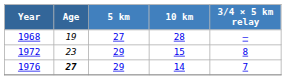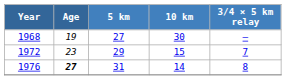(179, 38) 28 -> (179, 38) 30
(245, 53) 8 -> (245, 53) 7
(119, 68) 29 -> (119, 68) 31
(245, 68) 7 -> (245, 68) 8
